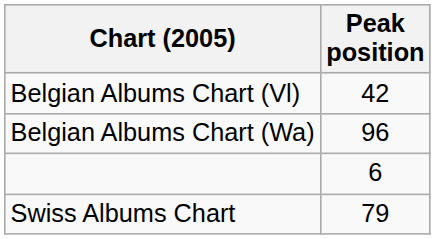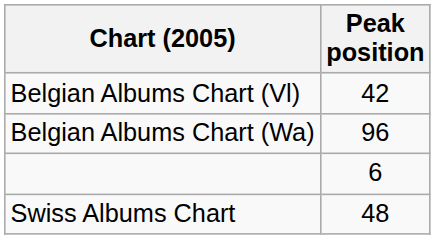(375, 213) 79 -> (375, 213) 48
